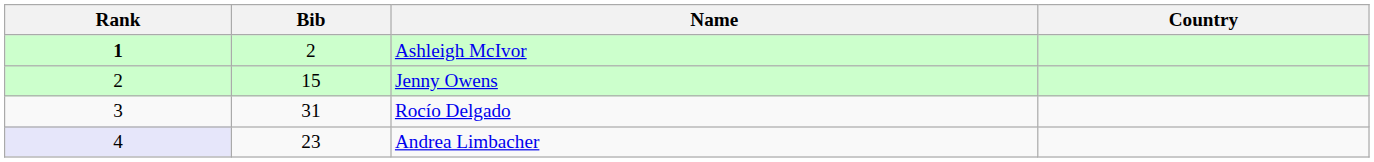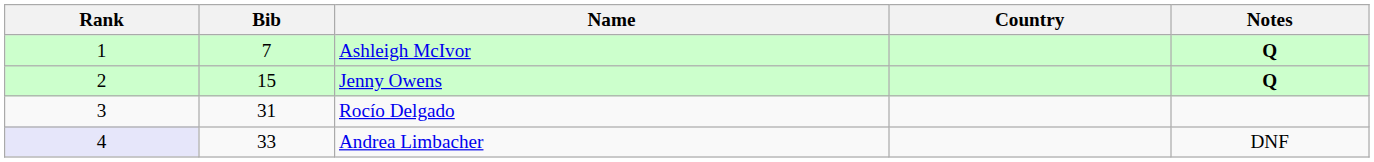+ column: (1270, 19)
(118, 50) bold -> (102, 50) normal
(311, 50) 2 -> (267, 50) 7
(311, 141) 23 -> (267, 141) 33
